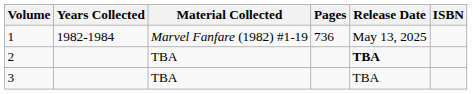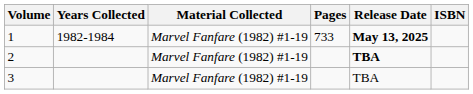(324, 36) 736 -> (324, 36) 733
(390, 36) normal -> (390, 36) bold
(164, 57) TBA -> (229, 57) Marvel Fanfare (1982) #1-19
(164, 78) TBA -> (229, 78) Marvel Fanfare (1982) #1-19
